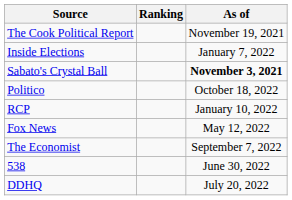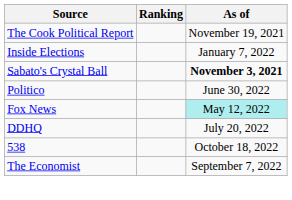(236, 90) October 18, 2022 -> (236, 90) June 30, 2022
- row: (18, 109)
(236, 128) no background -> (236, 109) paleturquoise background
rows swapped: (24, 185) <-> (44, 147)
(236, 166) June 30, 2022 -> (236, 147) October 18, 2022
